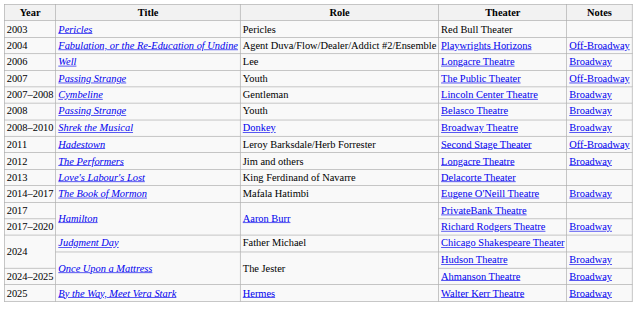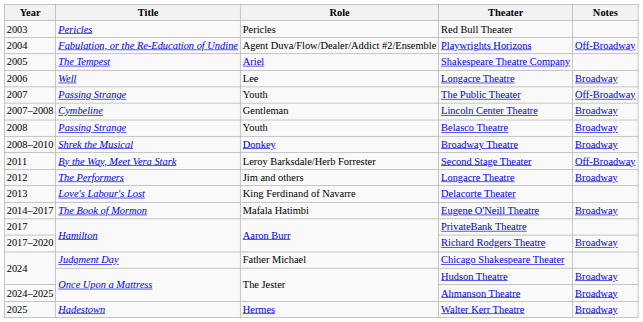+ row: (17, 62)
(82, 144) Hadestown -> (117, 161) By the Way, Meet Vera Stark
(117, 293) By the Way, Meet Vera Stark -> (82, 309) Hadestown
